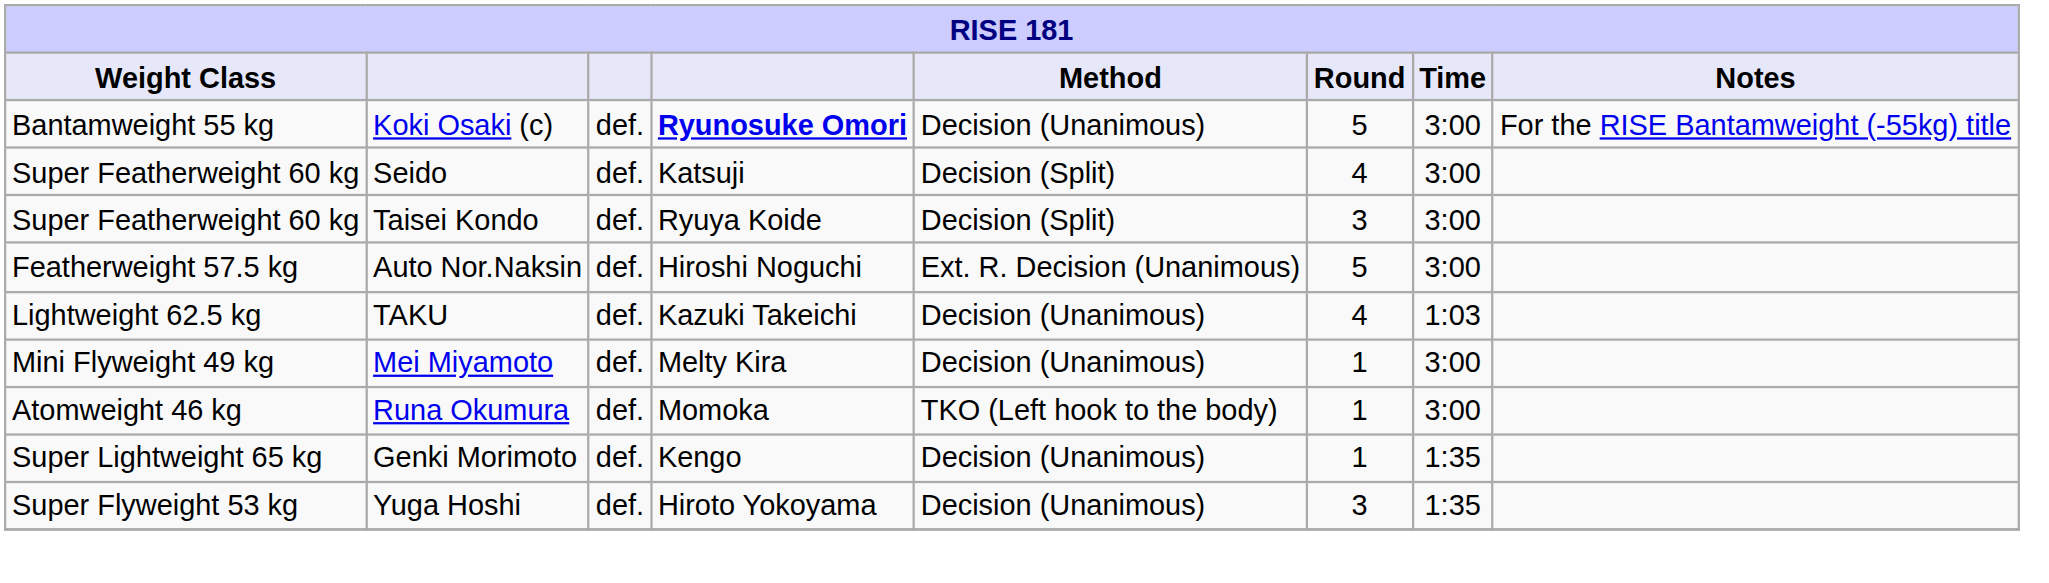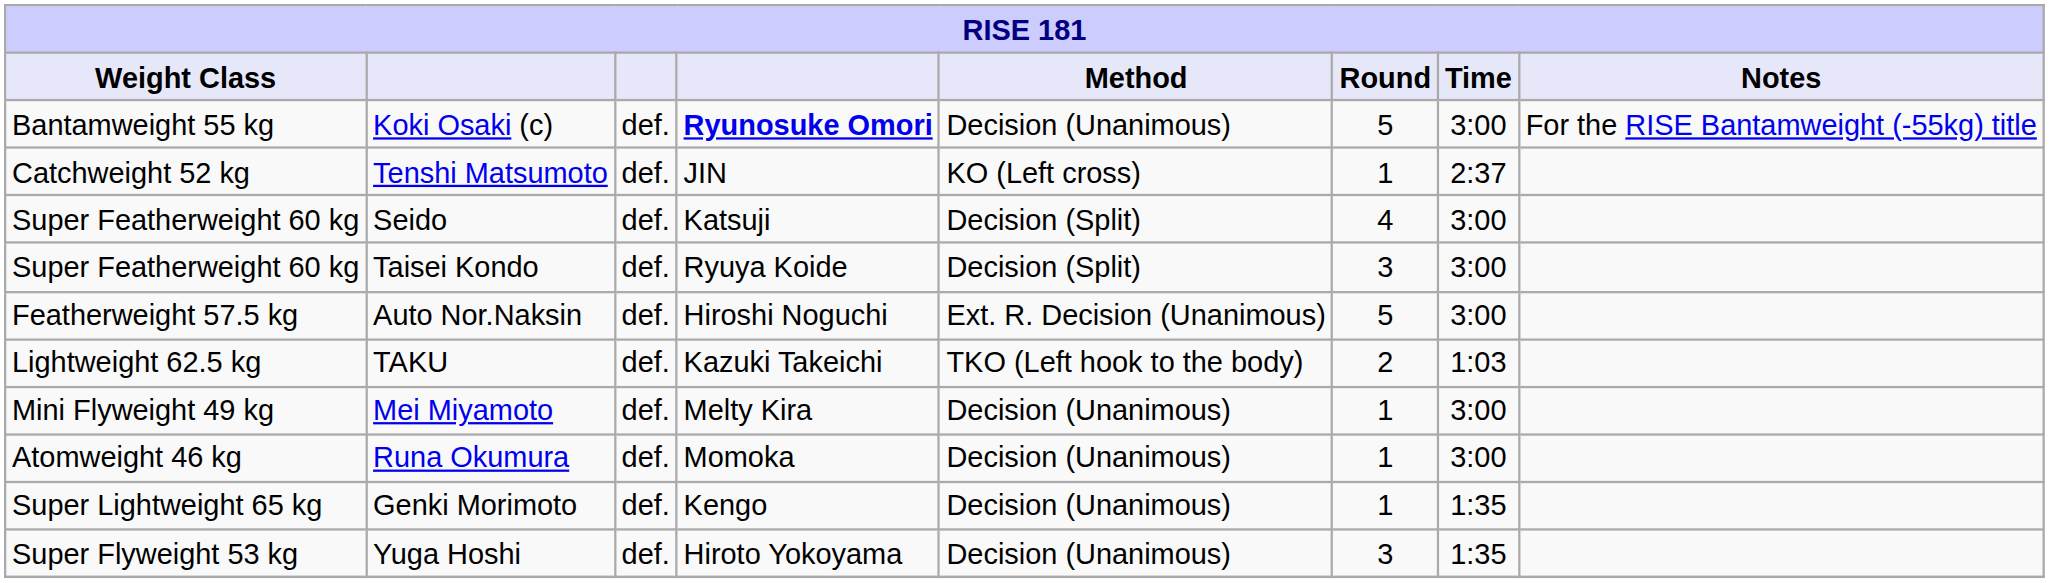+ row: (490, 172)
(1063, 315) Decision (Unanimous) -> (1125, 362) TKO (Left hook to the body)
(1360, 315) 4 -> (1385, 362) 2
(1099, 410) TKO (Left hook to the body) -> (1089, 458) Decision (Unanimous)
